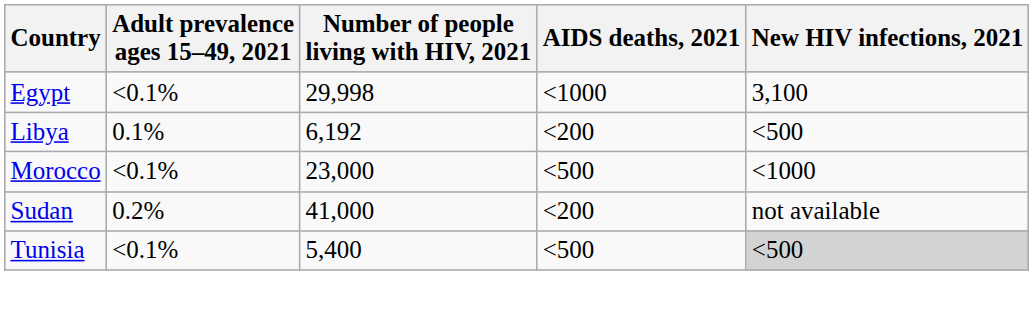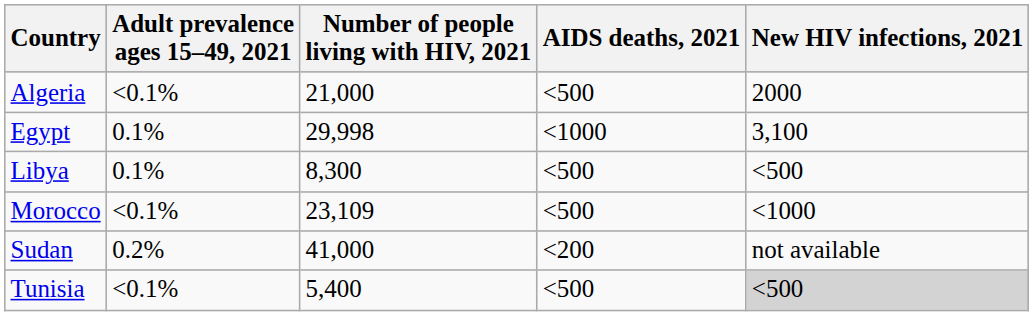+ row: (48, 91)
(145, 91) <0.1% -> (138, 131) 0.1%
(334, 131) 6,192 -> (334, 171) 8,300
(568, 131) <200 -> (568, 171) <500
(340, 171) 23,000 -> (340, 210) 23,109
